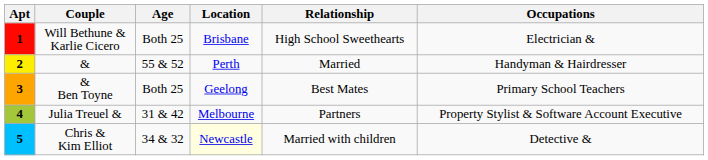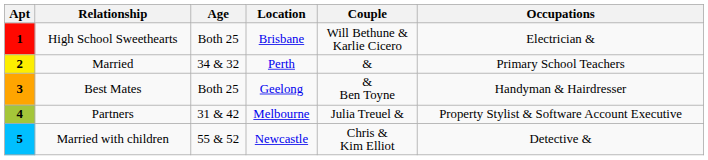columns swapped: (85, 13) <-> (340, 13)
(163, 64) 55 & 52 -> (218, 64) 34 & 32
(561, 64) Handyman & Hairdresser -> (561, 64) Primary School Teachers
(561, 89) Primary School Teachers -> (561, 89) Handyman & Hairdresser
(163, 139) 34 & 32 -> (218, 139) 55 & 52
(226, 139) lightyellow background -> (281, 139) no background
